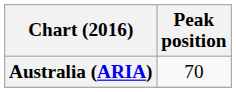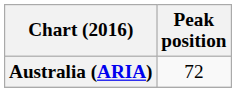(194, 71) 70 -> (194, 71) 72
